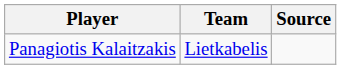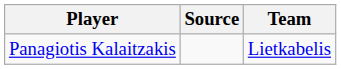columns swapped: (226, 19) <-> (304, 19)
